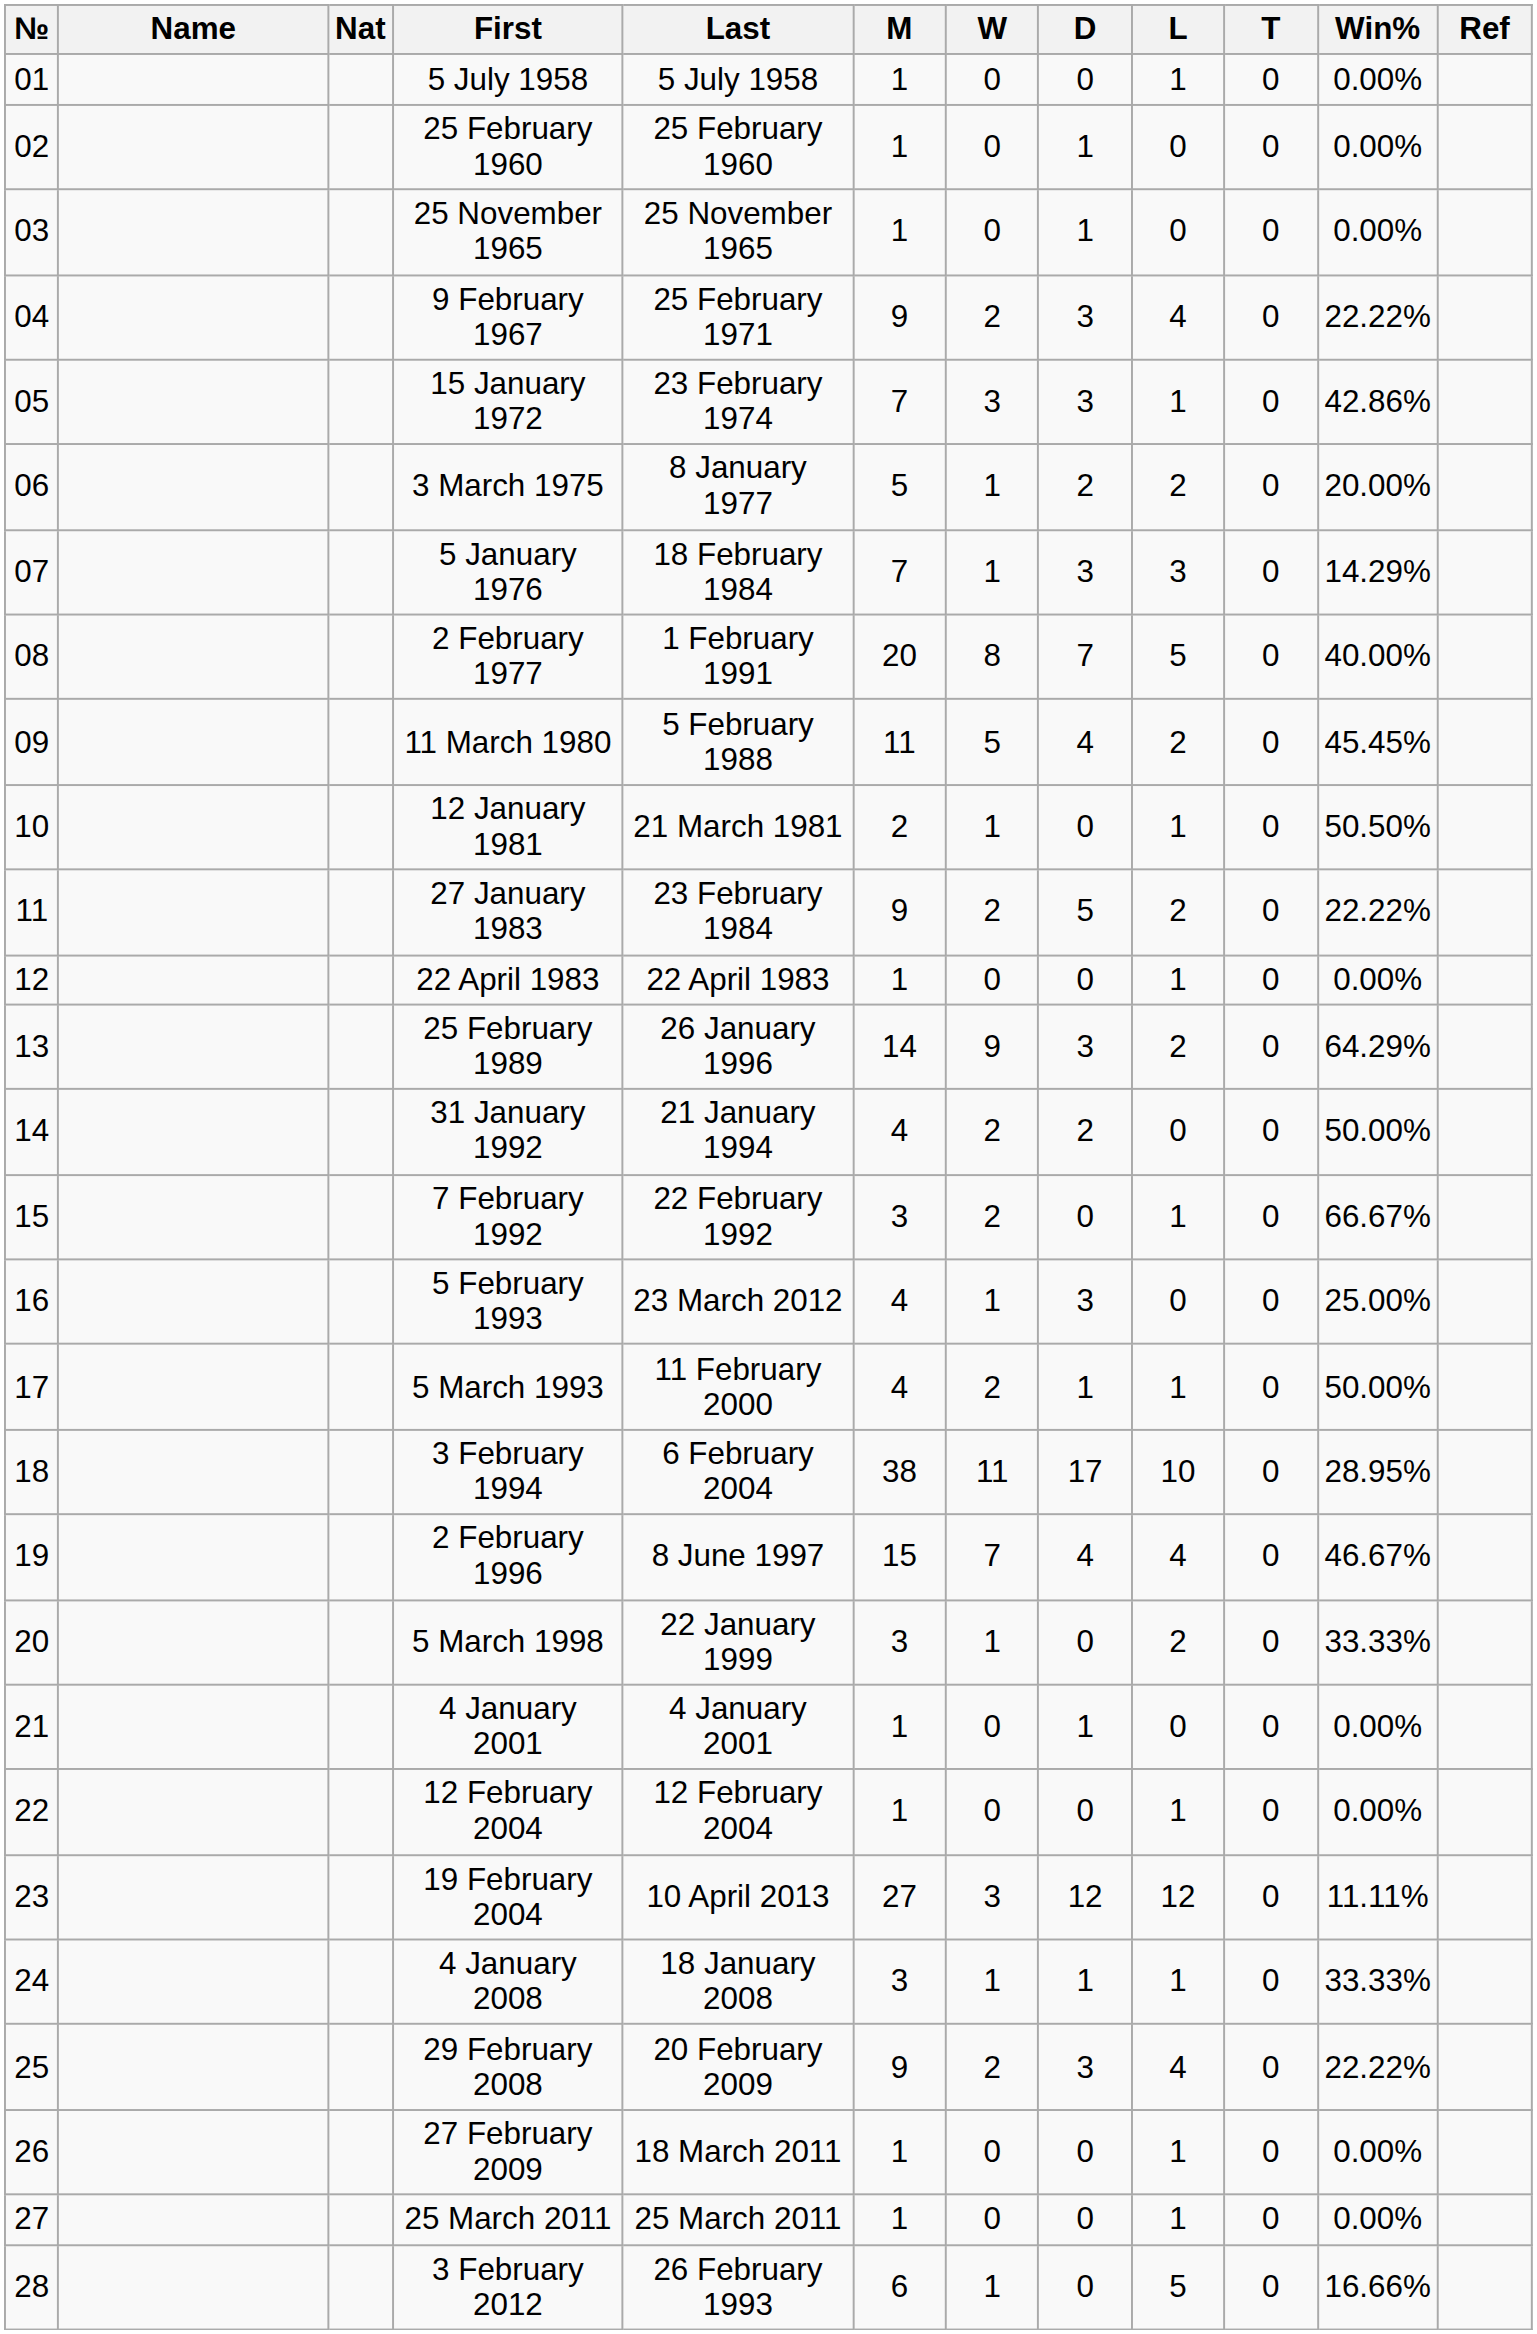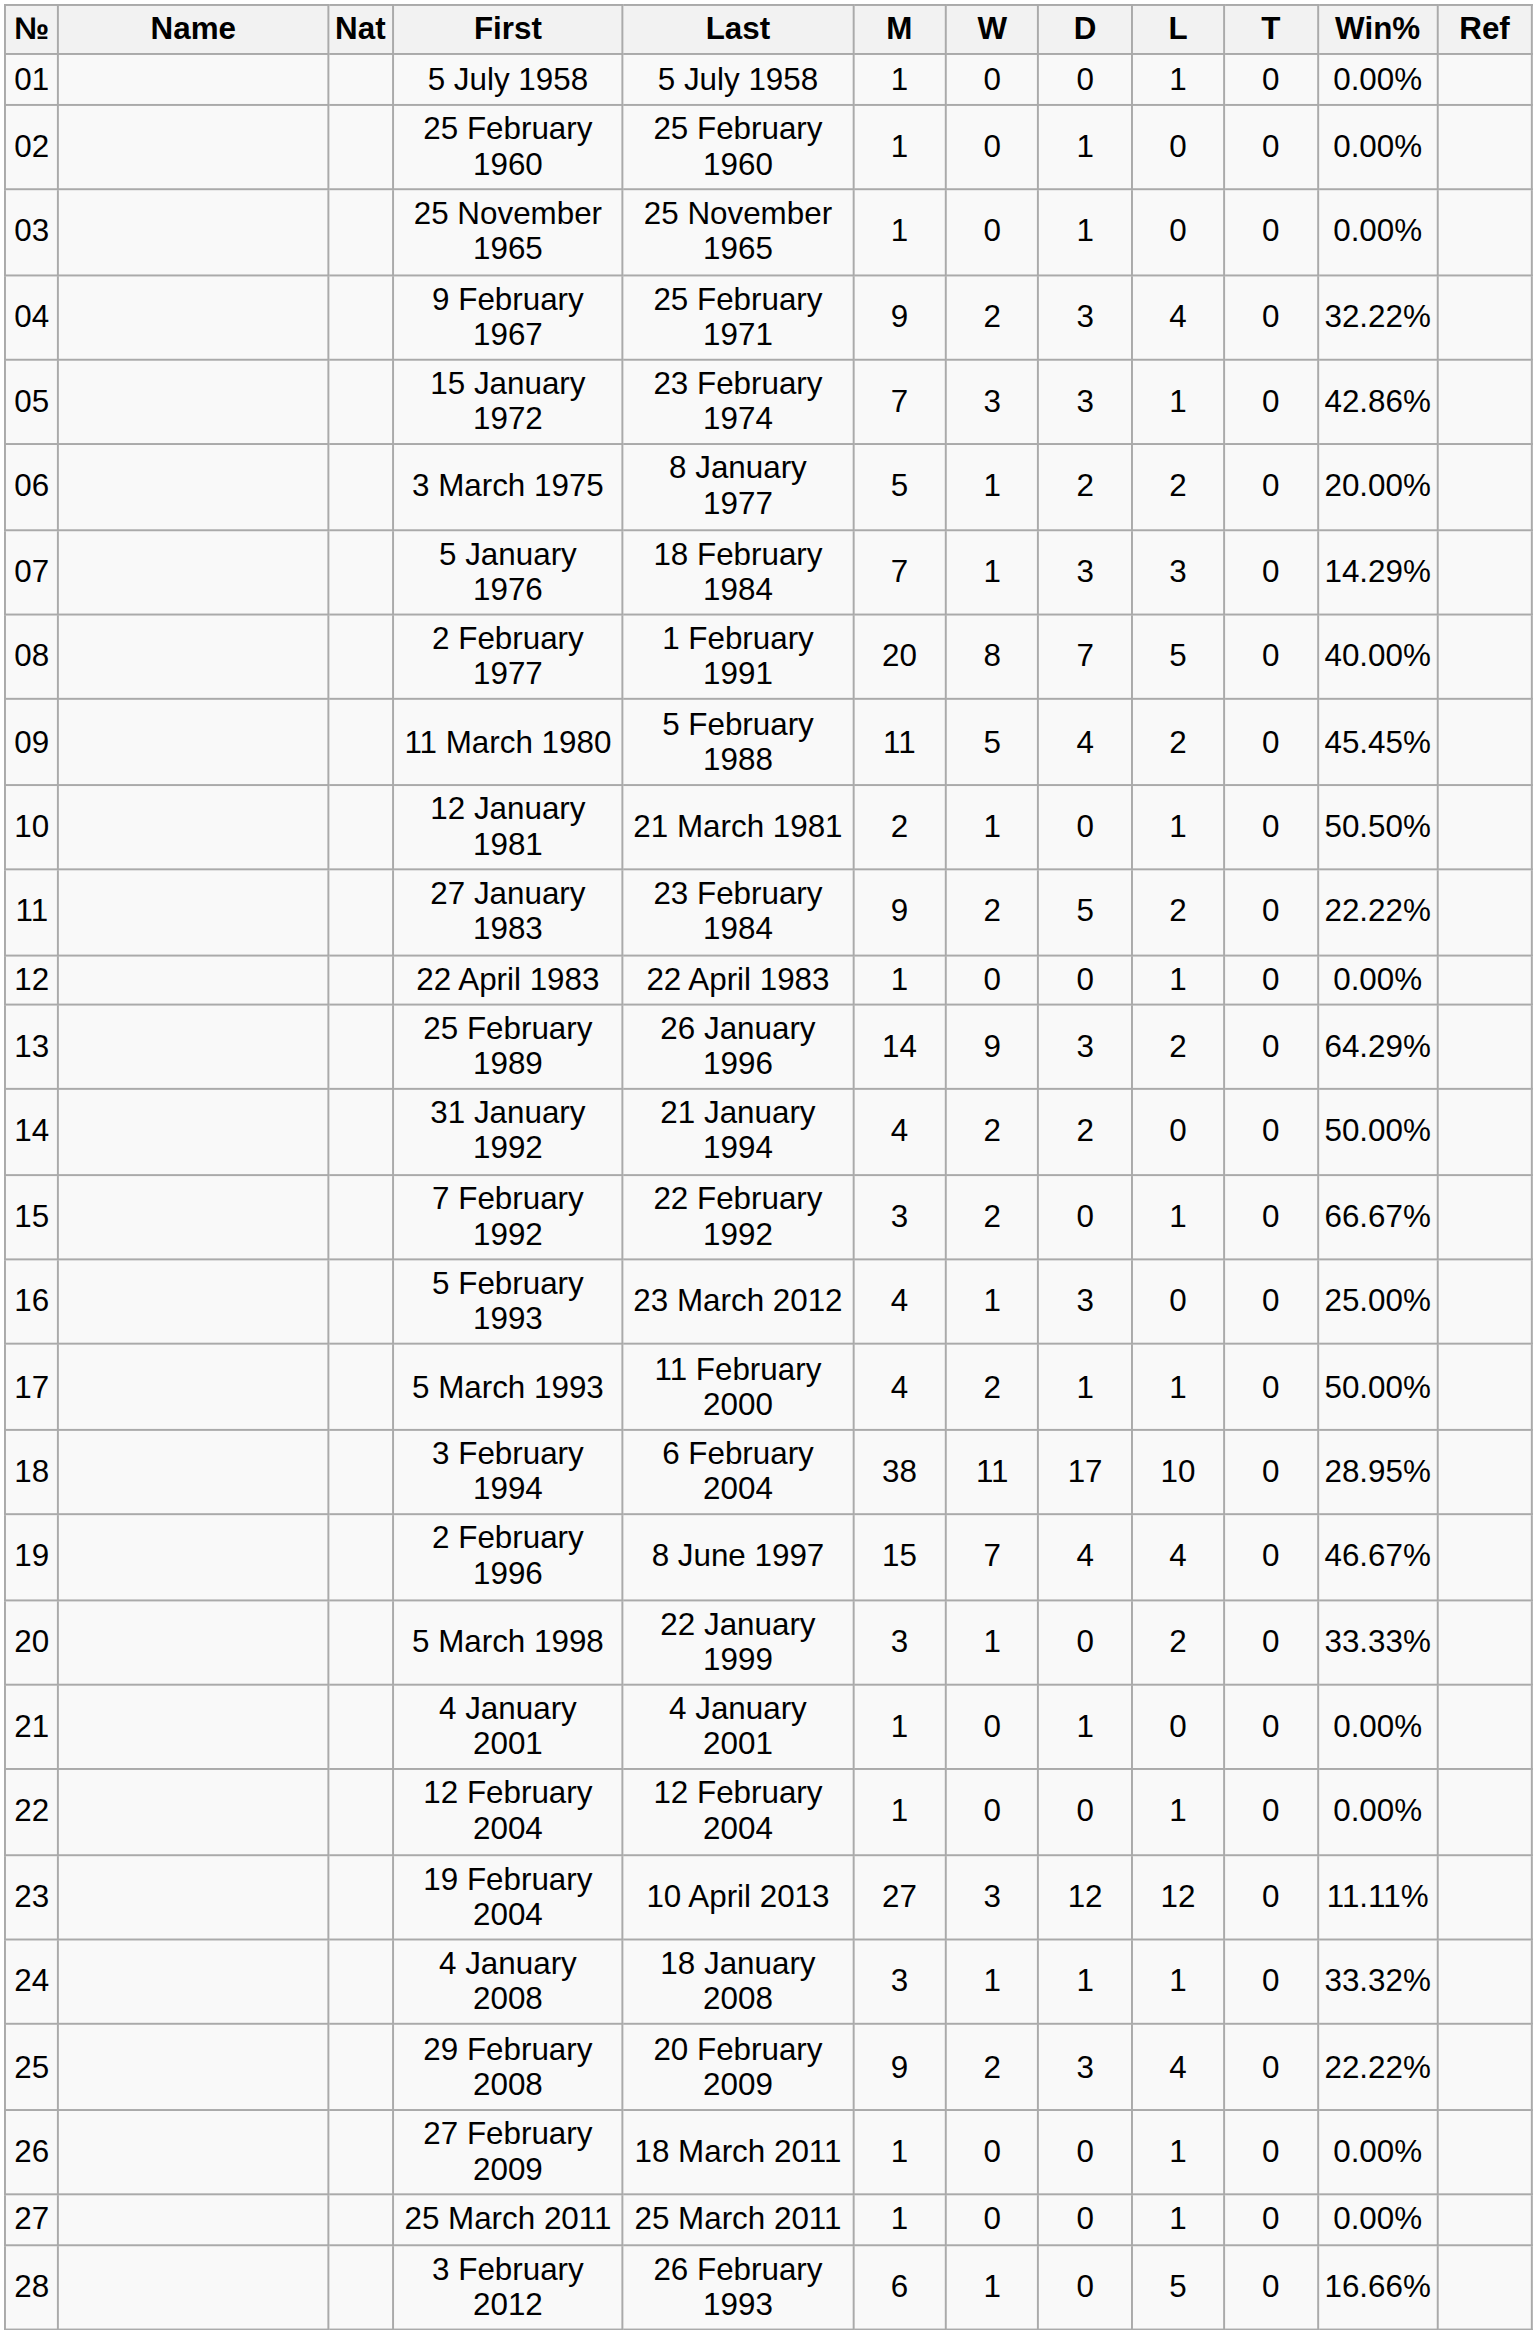(1378, 316) 22.22% -> (1378, 316) 32.22%
(1378, 1981) 33.33% -> (1378, 1981) 33.32%
